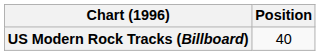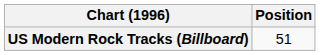(284, 38) 40 -> (284, 38) 51
